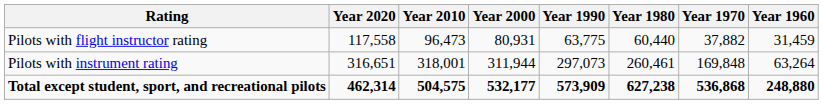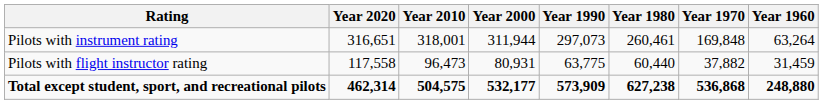rows swapped: (108, 39) <-> (93, 63)
